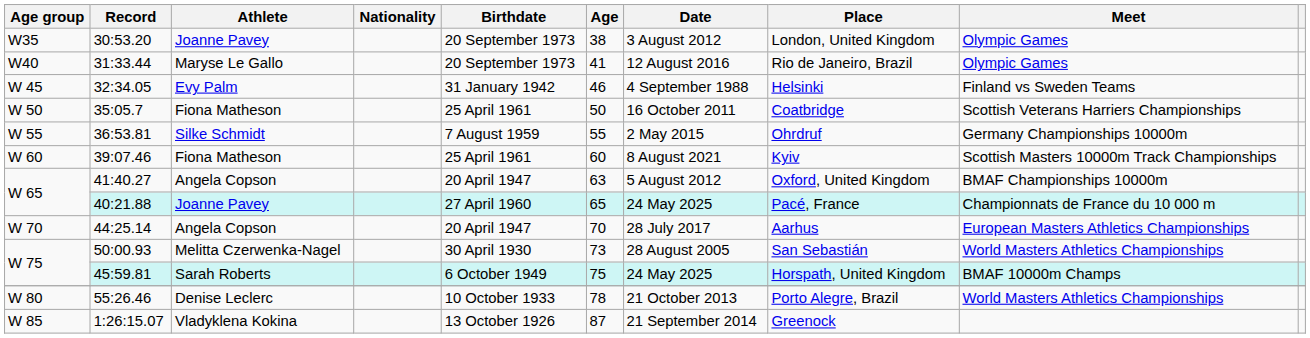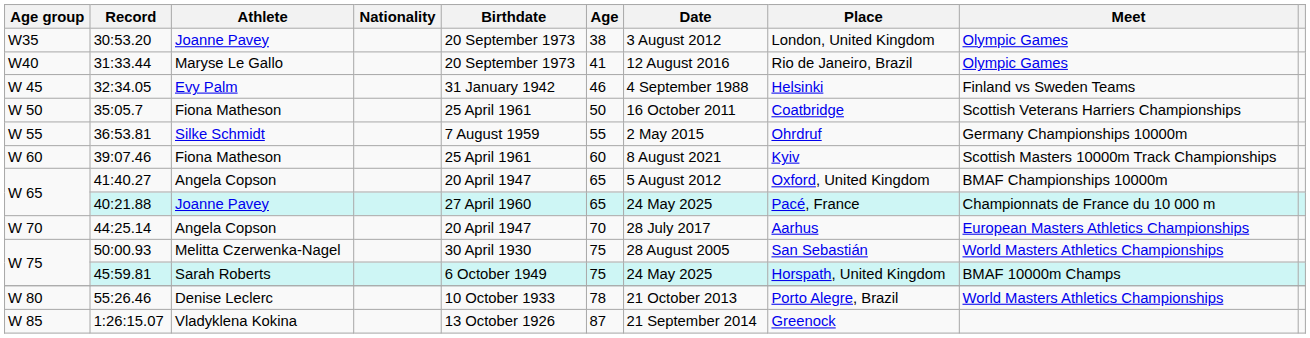(598, 181) 63 -> (598, 181) 65
(598, 251) 73 -> (598, 251) 75
